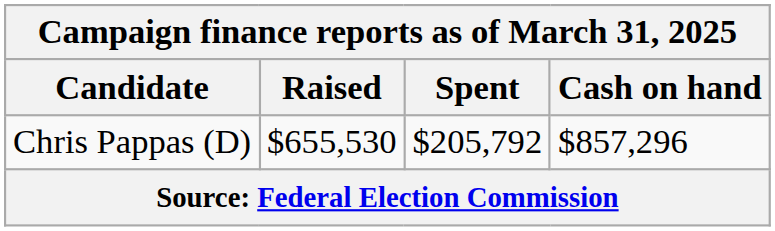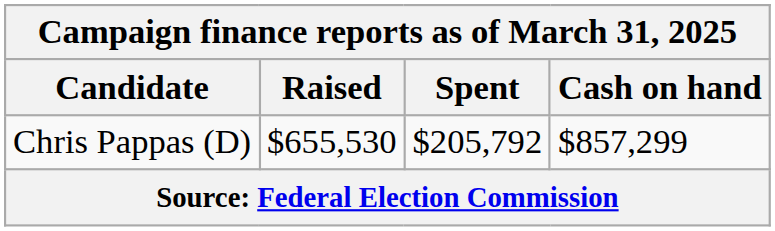(623, 141) $857,296 -> (623, 141) $857,299
